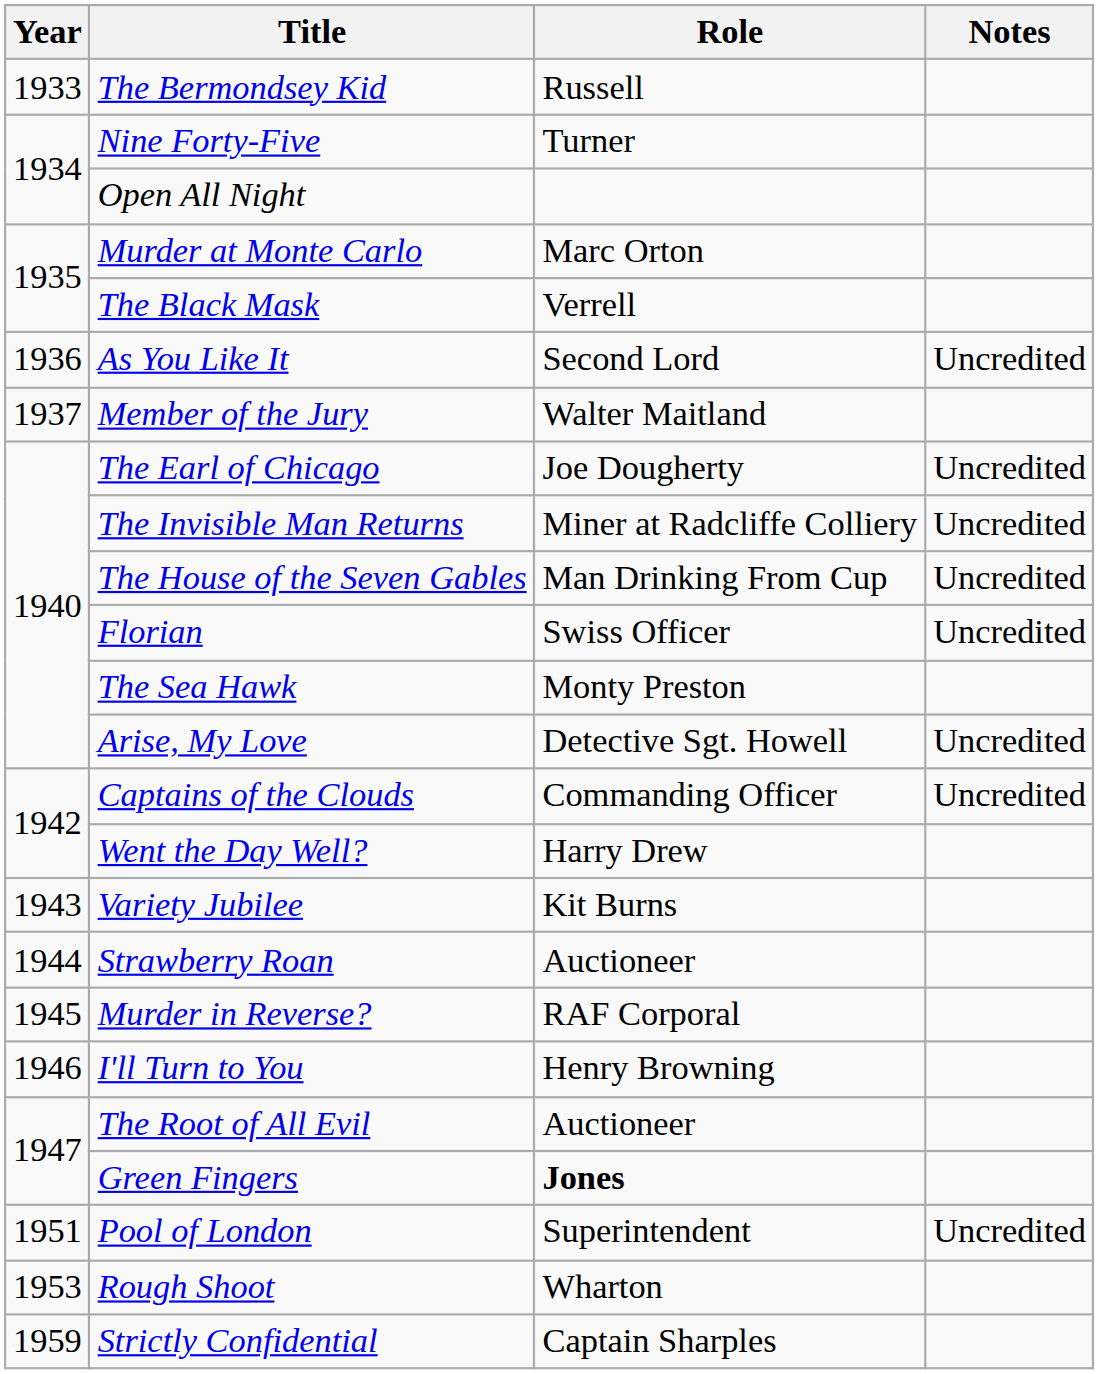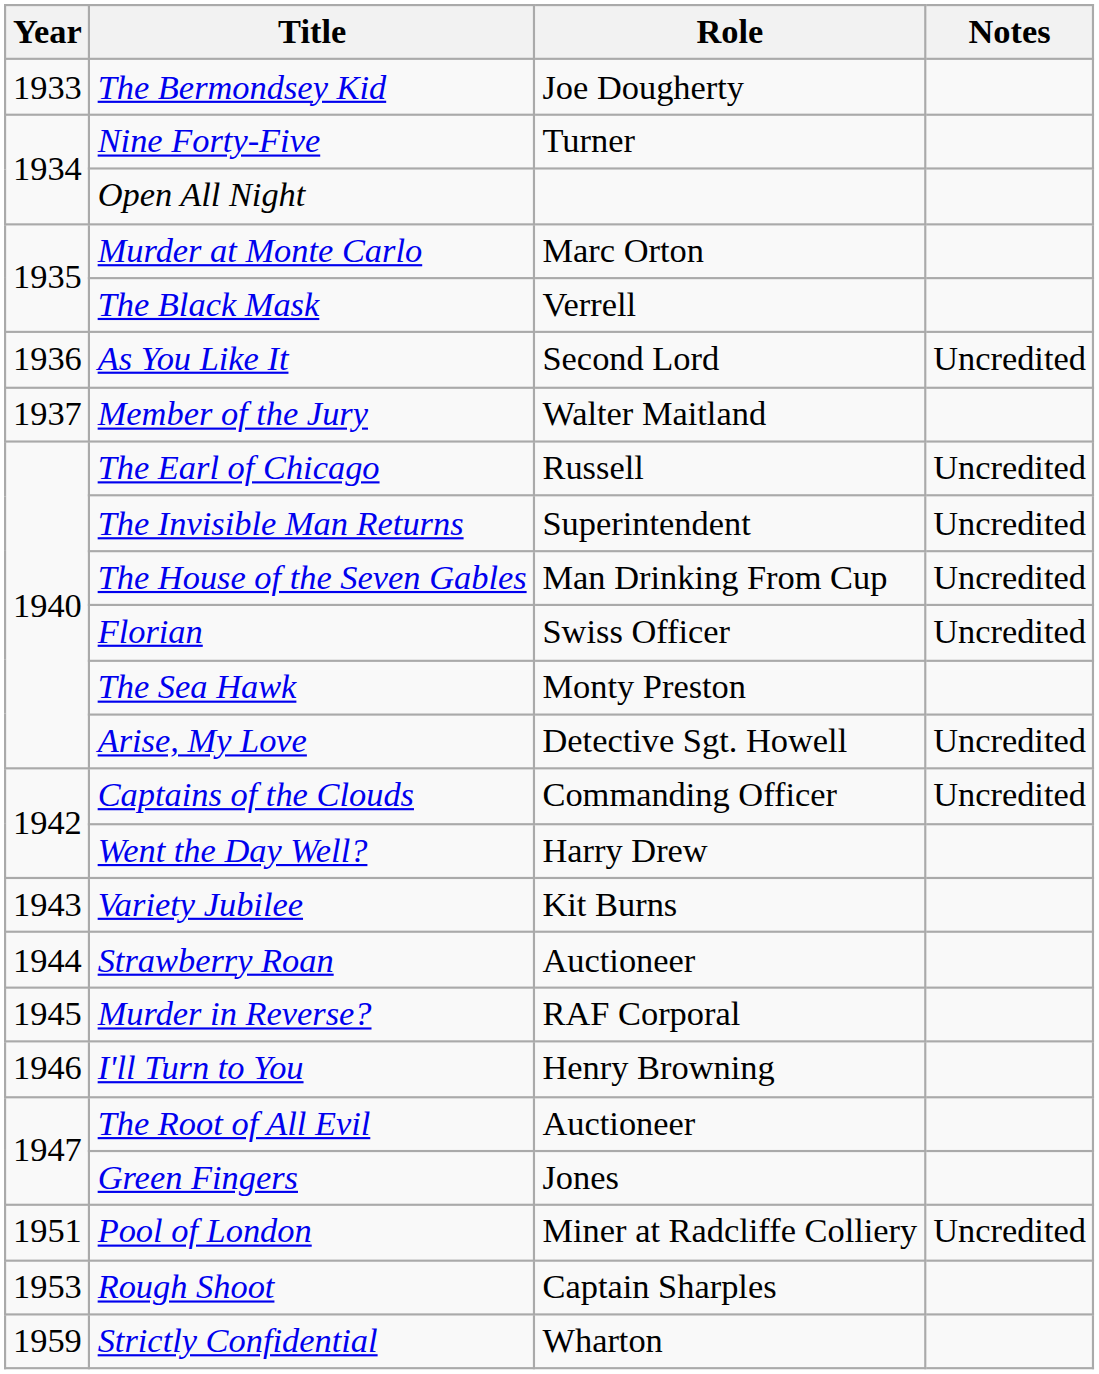(593, 86) Russell -> (643, 86) Joe Dougherty
(643, 468) Joe Dougherty -> (593, 468) Russell
(730, 522) Miner at Radcliffe Colliery -> (647, 522) Superintendent
(584, 1177) bold -> (581, 1177) normal
(647, 1232) Superintendent -> (730, 1232) Miner at Radcliffe Colliery
(603, 1286) Wharton -> (660, 1286) Captain Sharples
(660, 1341) Captain Sharples -> (603, 1341) Wharton
